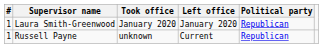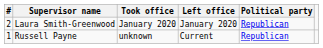(9, 24) 1 -> (9, 24) 2
